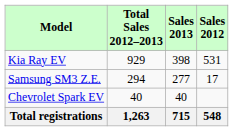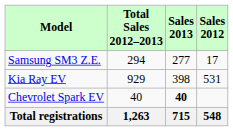rows swapped: (37, 60) <-> (54, 78)
(181, 97) normal -> (181, 97) bold
